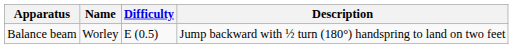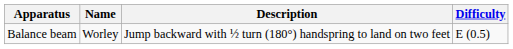columns swapped: (343, 14) <-> (149, 14)
